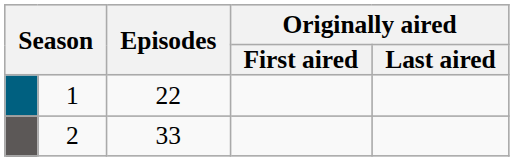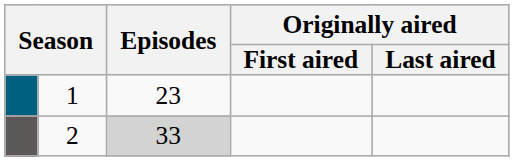(168, 95) 22 -> (168, 95) 23
(168, 135) no background -> (168, 135) lightgrey background
